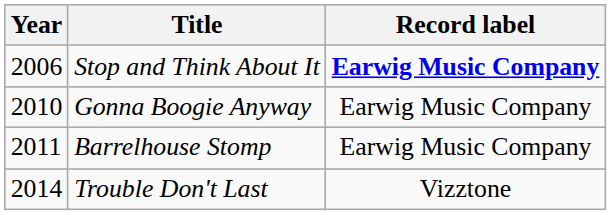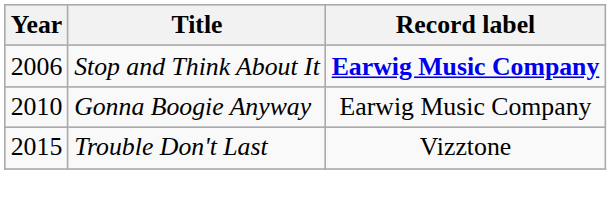- row: (173, 147)
(37, 188) 2014 -> (37, 147) 2015
